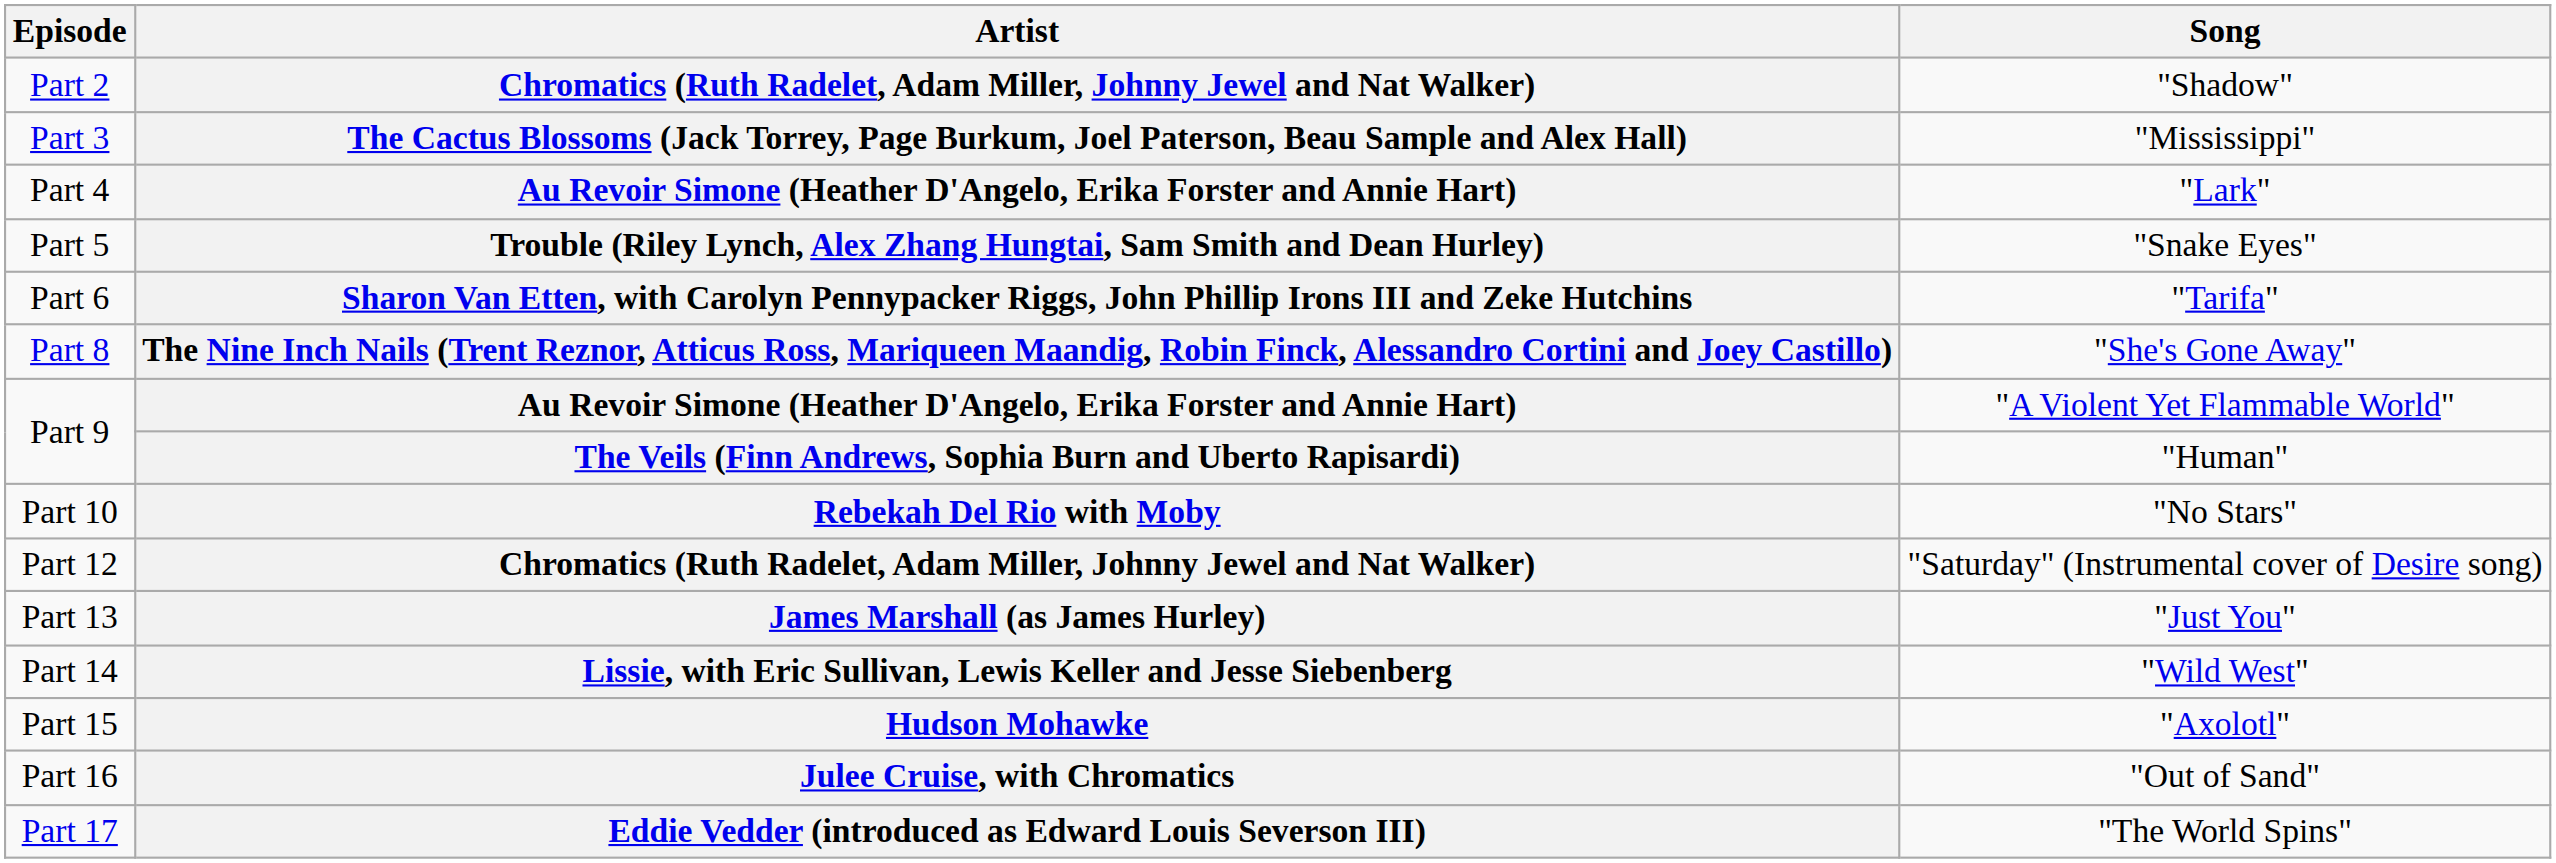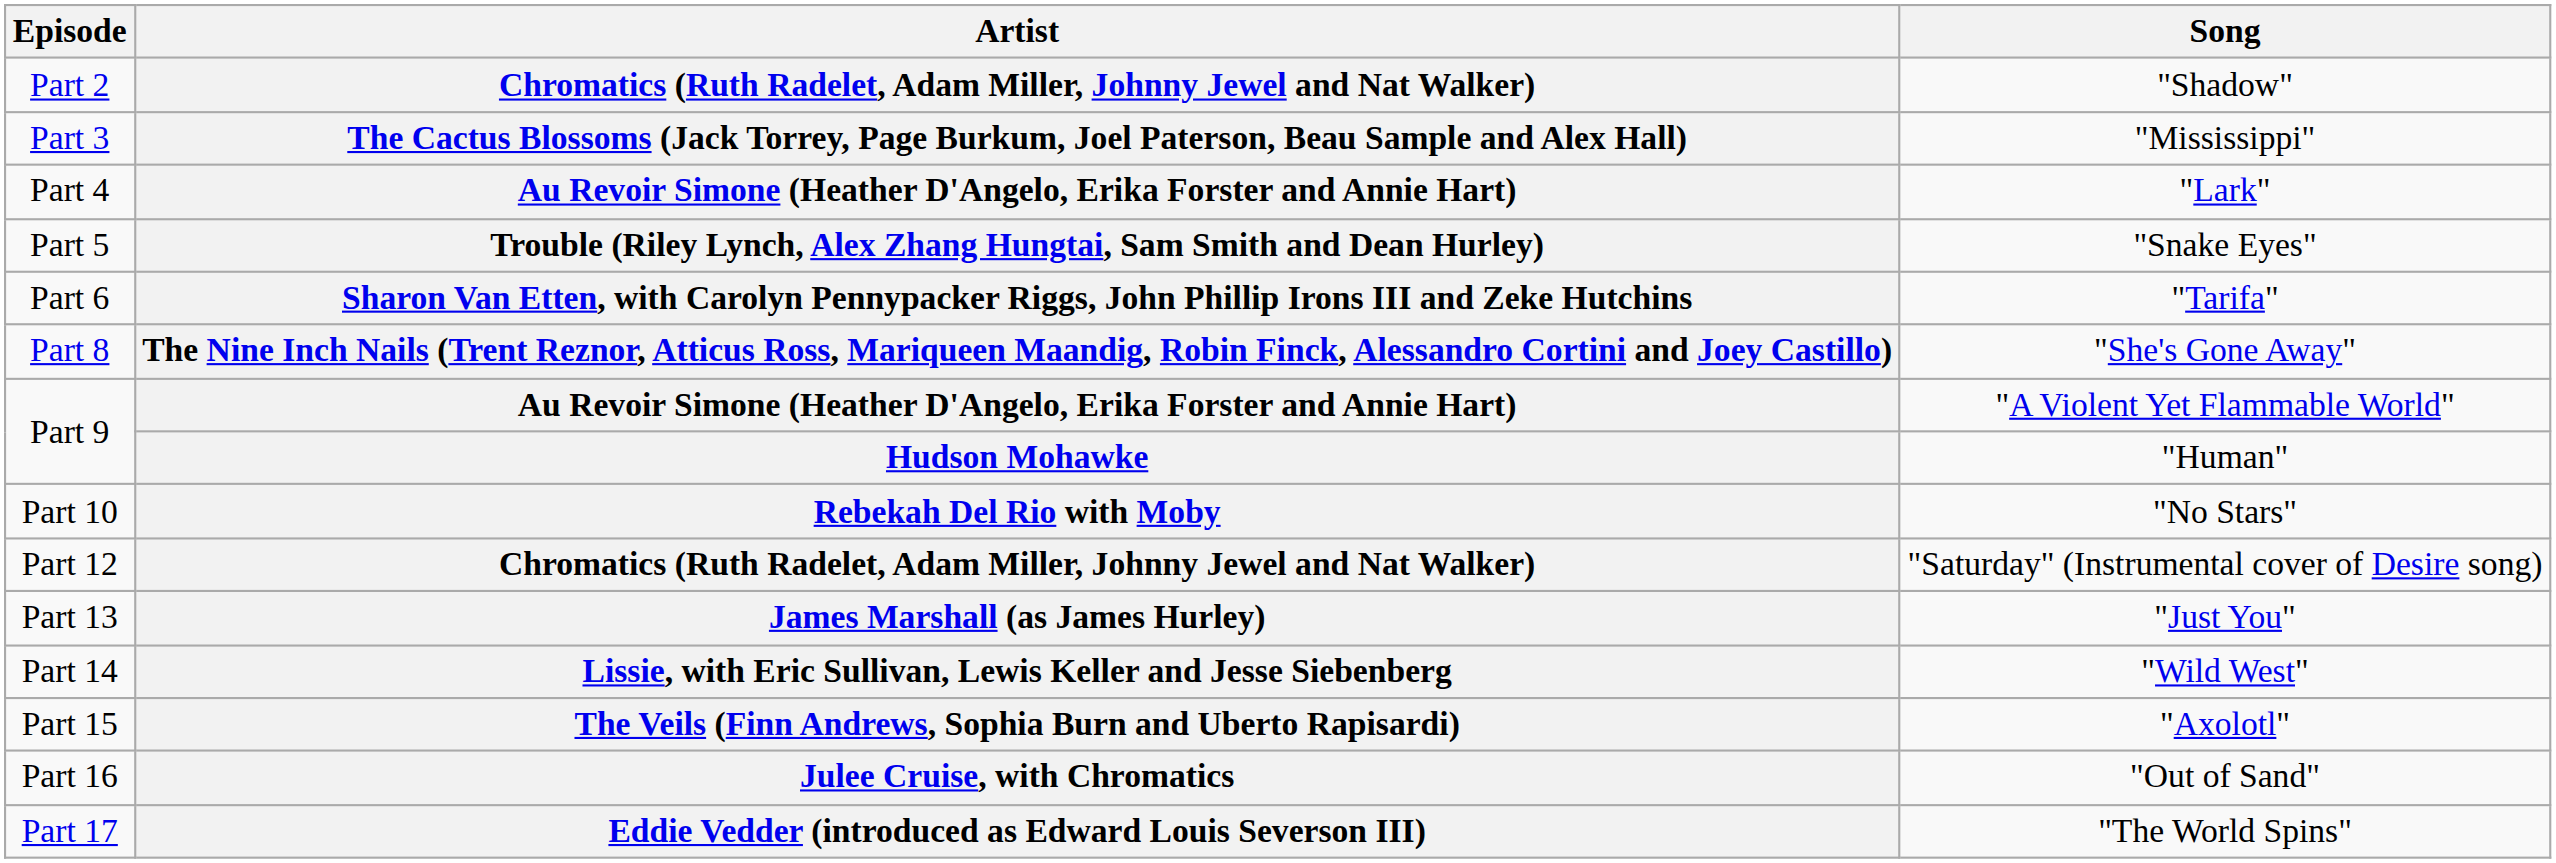(1017, 457) The Veils (Finn Andrews, Sophia Burn and Uberto Rapisardi) -> (1017, 457) Hudson Mohawke
(1017, 723) Hudson Mohawke -> (1017, 723) The Veils (Finn Andrews, Sophia Burn and Uberto Rapisardi)
